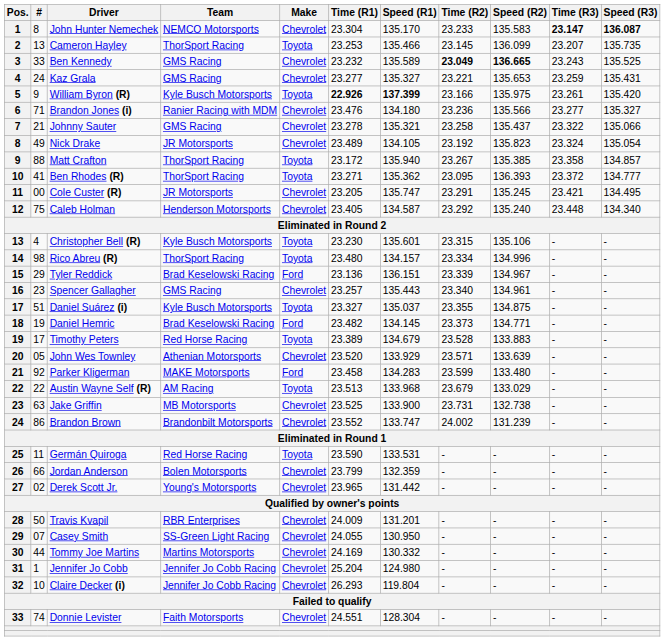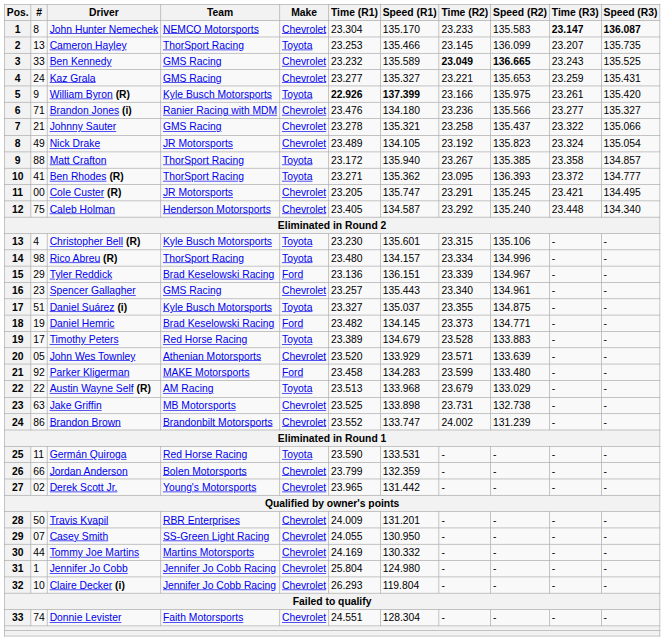(401, 405) 133.900 -> (401, 405) 133.898
(347, 569) 25.204 -> (347, 569) 25.804
